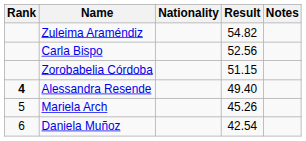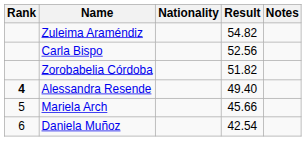(242, 70) 51.15 -> (242, 70) 51.82
(242, 107) 45.26 -> (242, 107) 45.66
